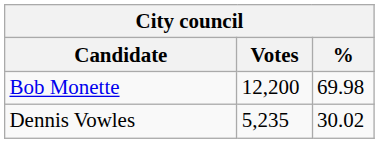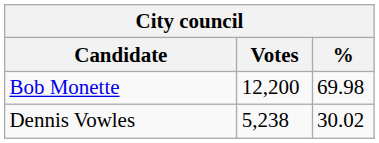(265, 120) 5,235 -> (265, 120) 5,238
